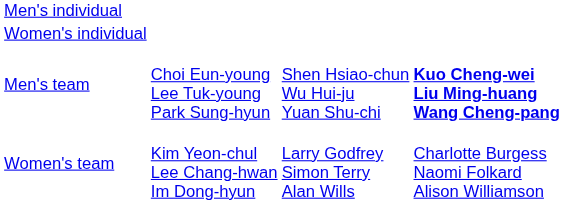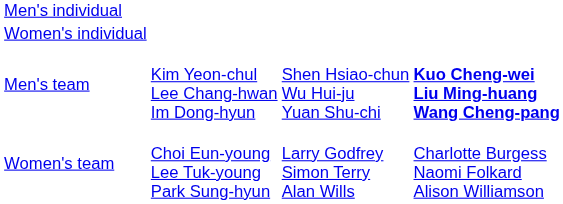(210, 93) Choi Eun-young Lee Tuk-young Park Sung-hyun -> (214, 93) Kim Yeon-chul Lee Chang-hwan Im Dong-hyun
(214, 172) Kim Yeon-chul Lee Chang-hwan Im Dong-hyun -> (210, 172) Choi Eun-young Lee Tuk-young Park Sung-hyun
